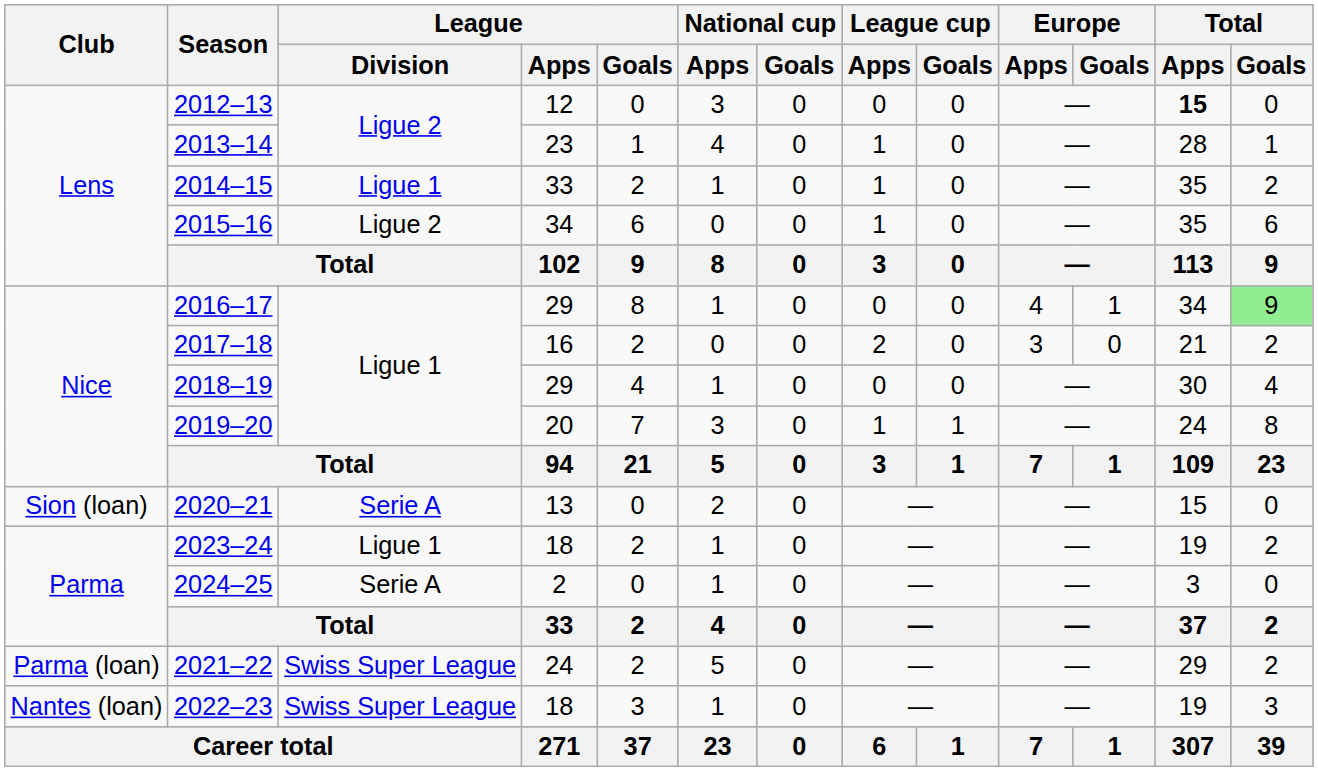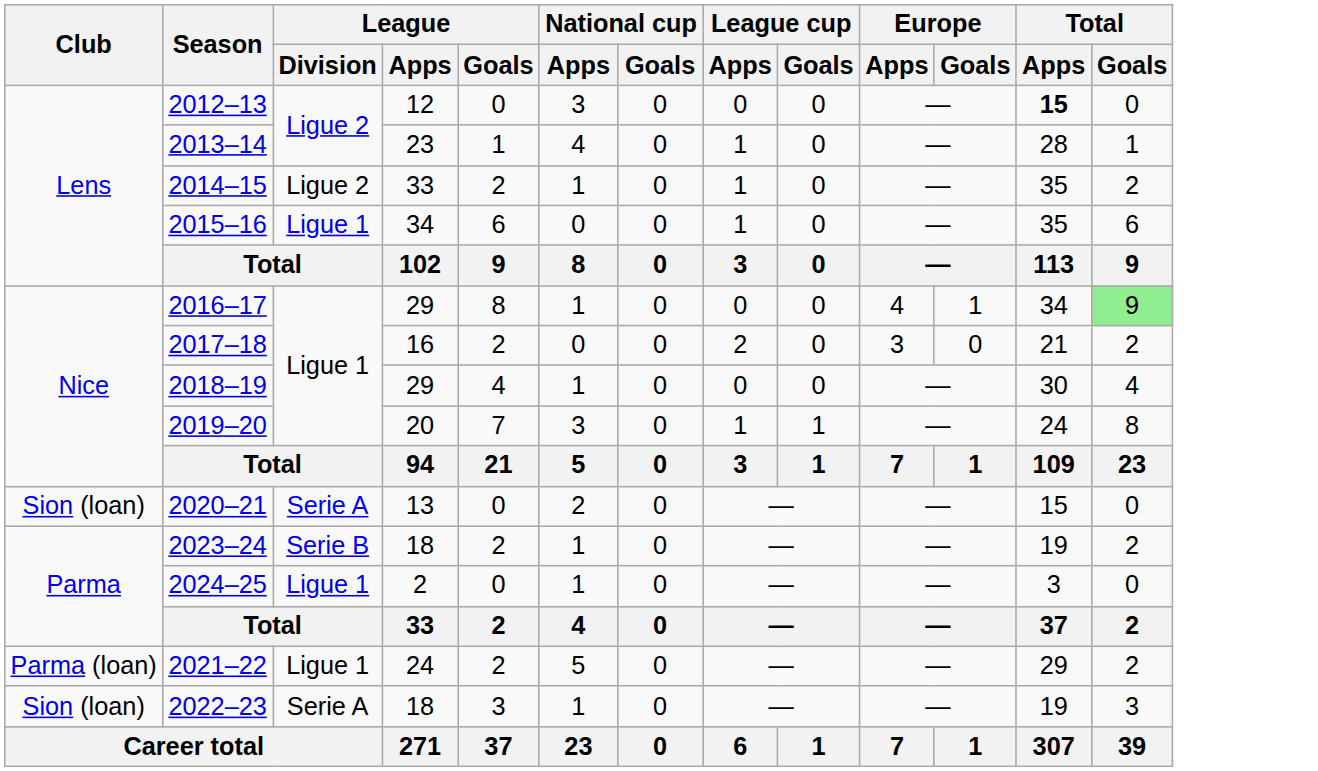(400, 184) Ligue 1 -> (328, 184) Ligue 2
(400, 225) Ligue 2 -> (328, 225) Ligue 1
(400, 545) Ligue 1 -> (328, 545) Serie B
(400, 585) Serie A -> (328, 585) Ligue 1
(400, 666) Swiss Super League -> (328, 666) Ligue 1
(87, 706) Nantes (loan) -> (84, 706) Sion (loan)
(400, 706) Swiss Super League -> (328, 706) Serie A
